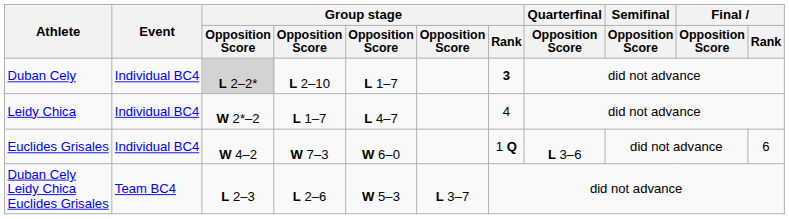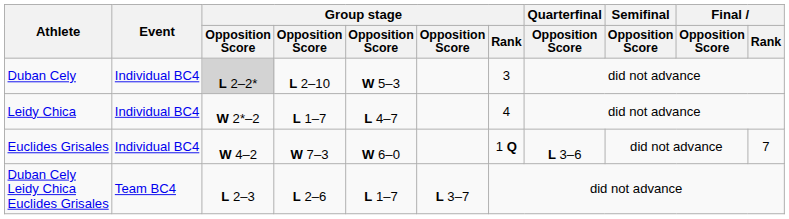(381, 84) L 1–7 -> (381, 84) W 5–3
(506, 76) bold -> (506, 76) normal
(766, 147) 6 -> (766, 147) 7
(381, 197) W 5–3 -> (381, 197) L 1–7
